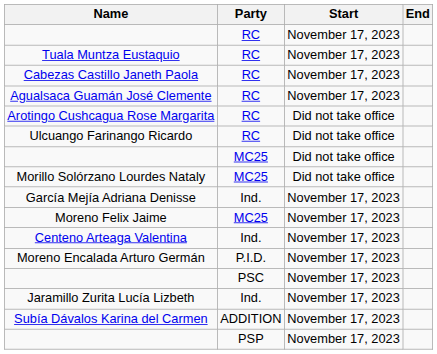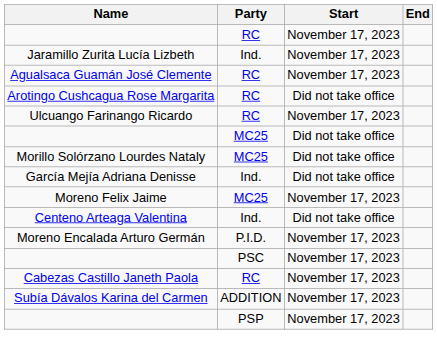- row: (111, 55)
rows swapped: (111, 75) <-> (111, 298)
(344, 136) Did not take office -> (344, 116) November 17, 2023
(344, 197) November 17, 2023 -> (344, 177) Did not take office
(344, 237) November 17, 2023 -> (344, 217) Did not take office
